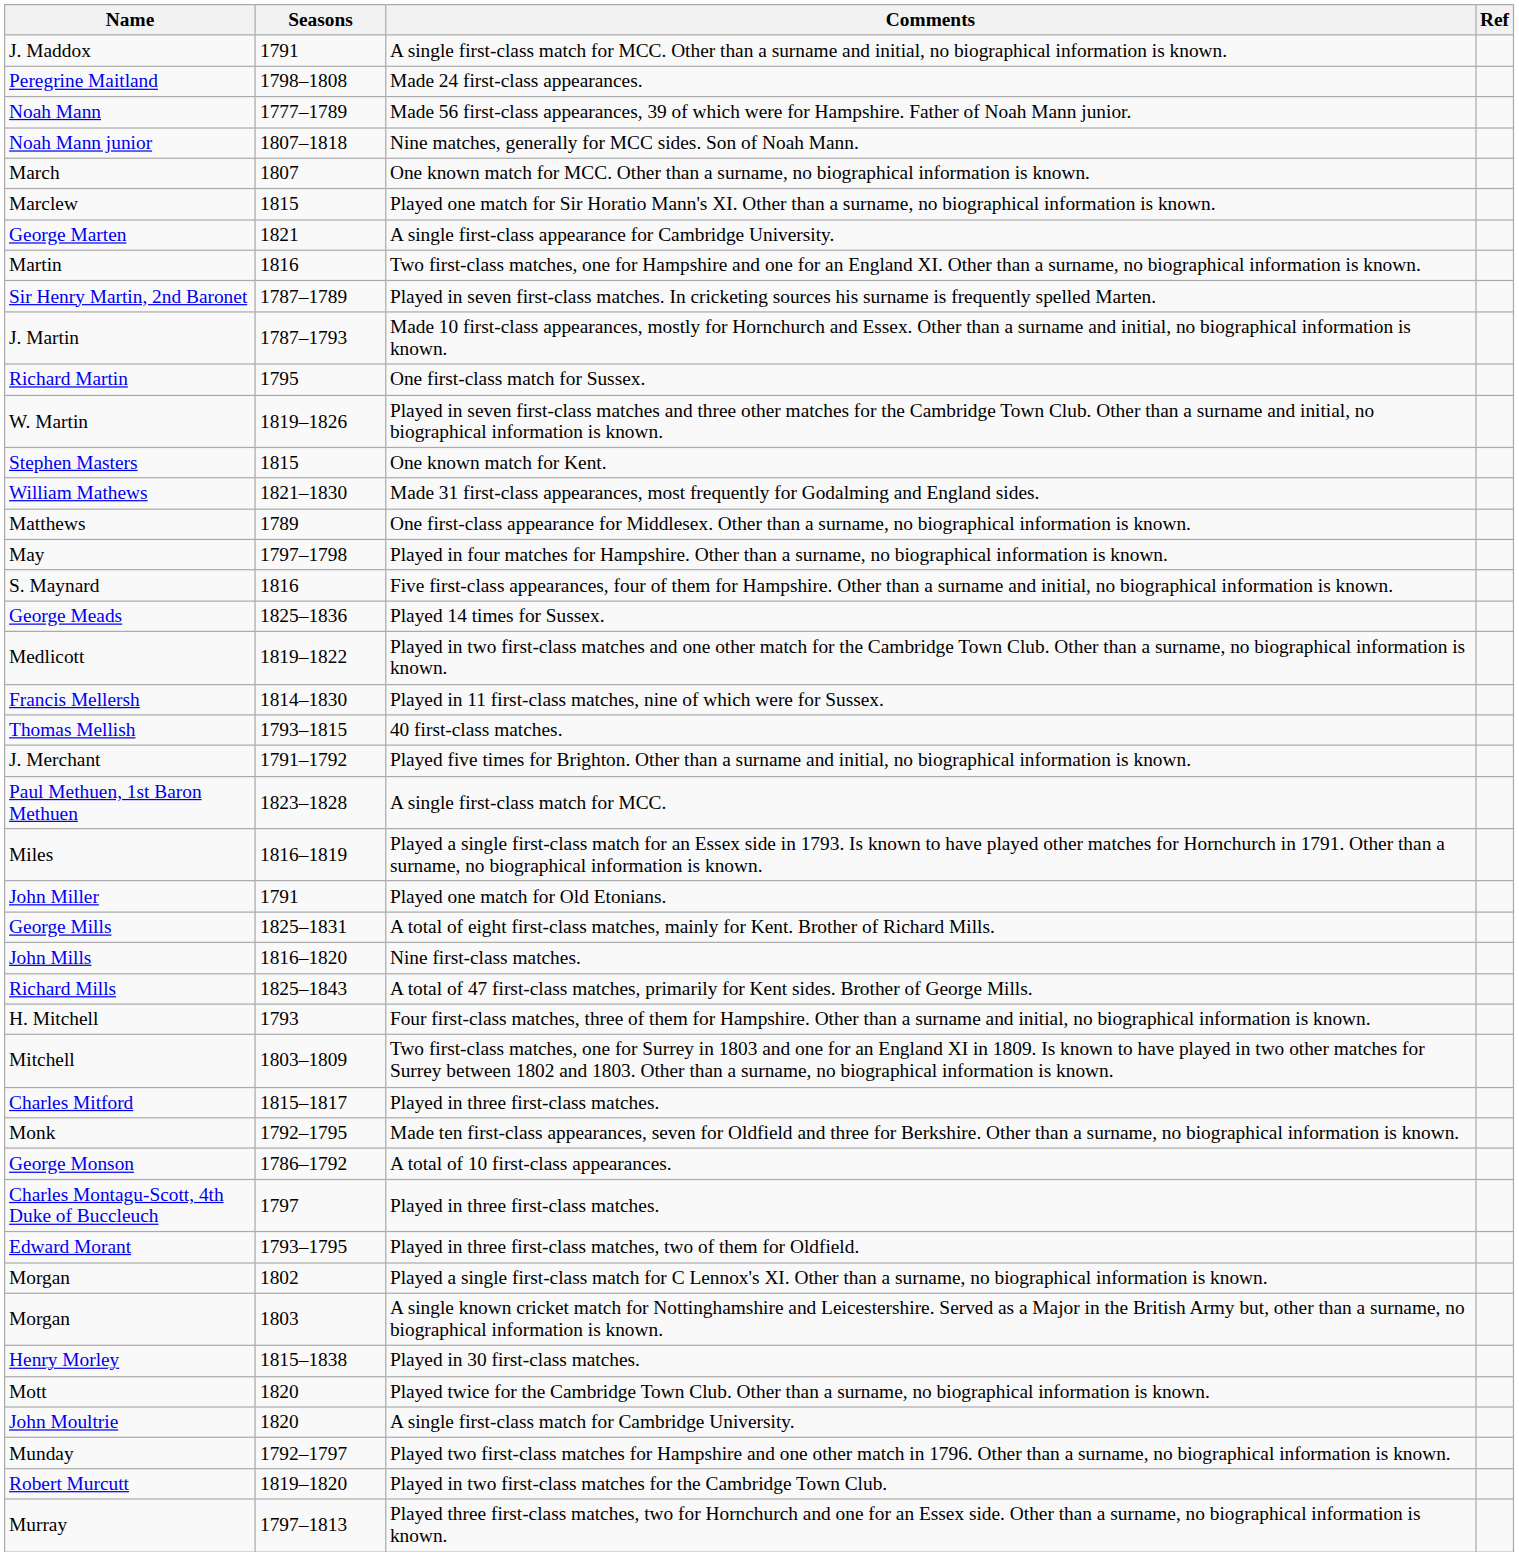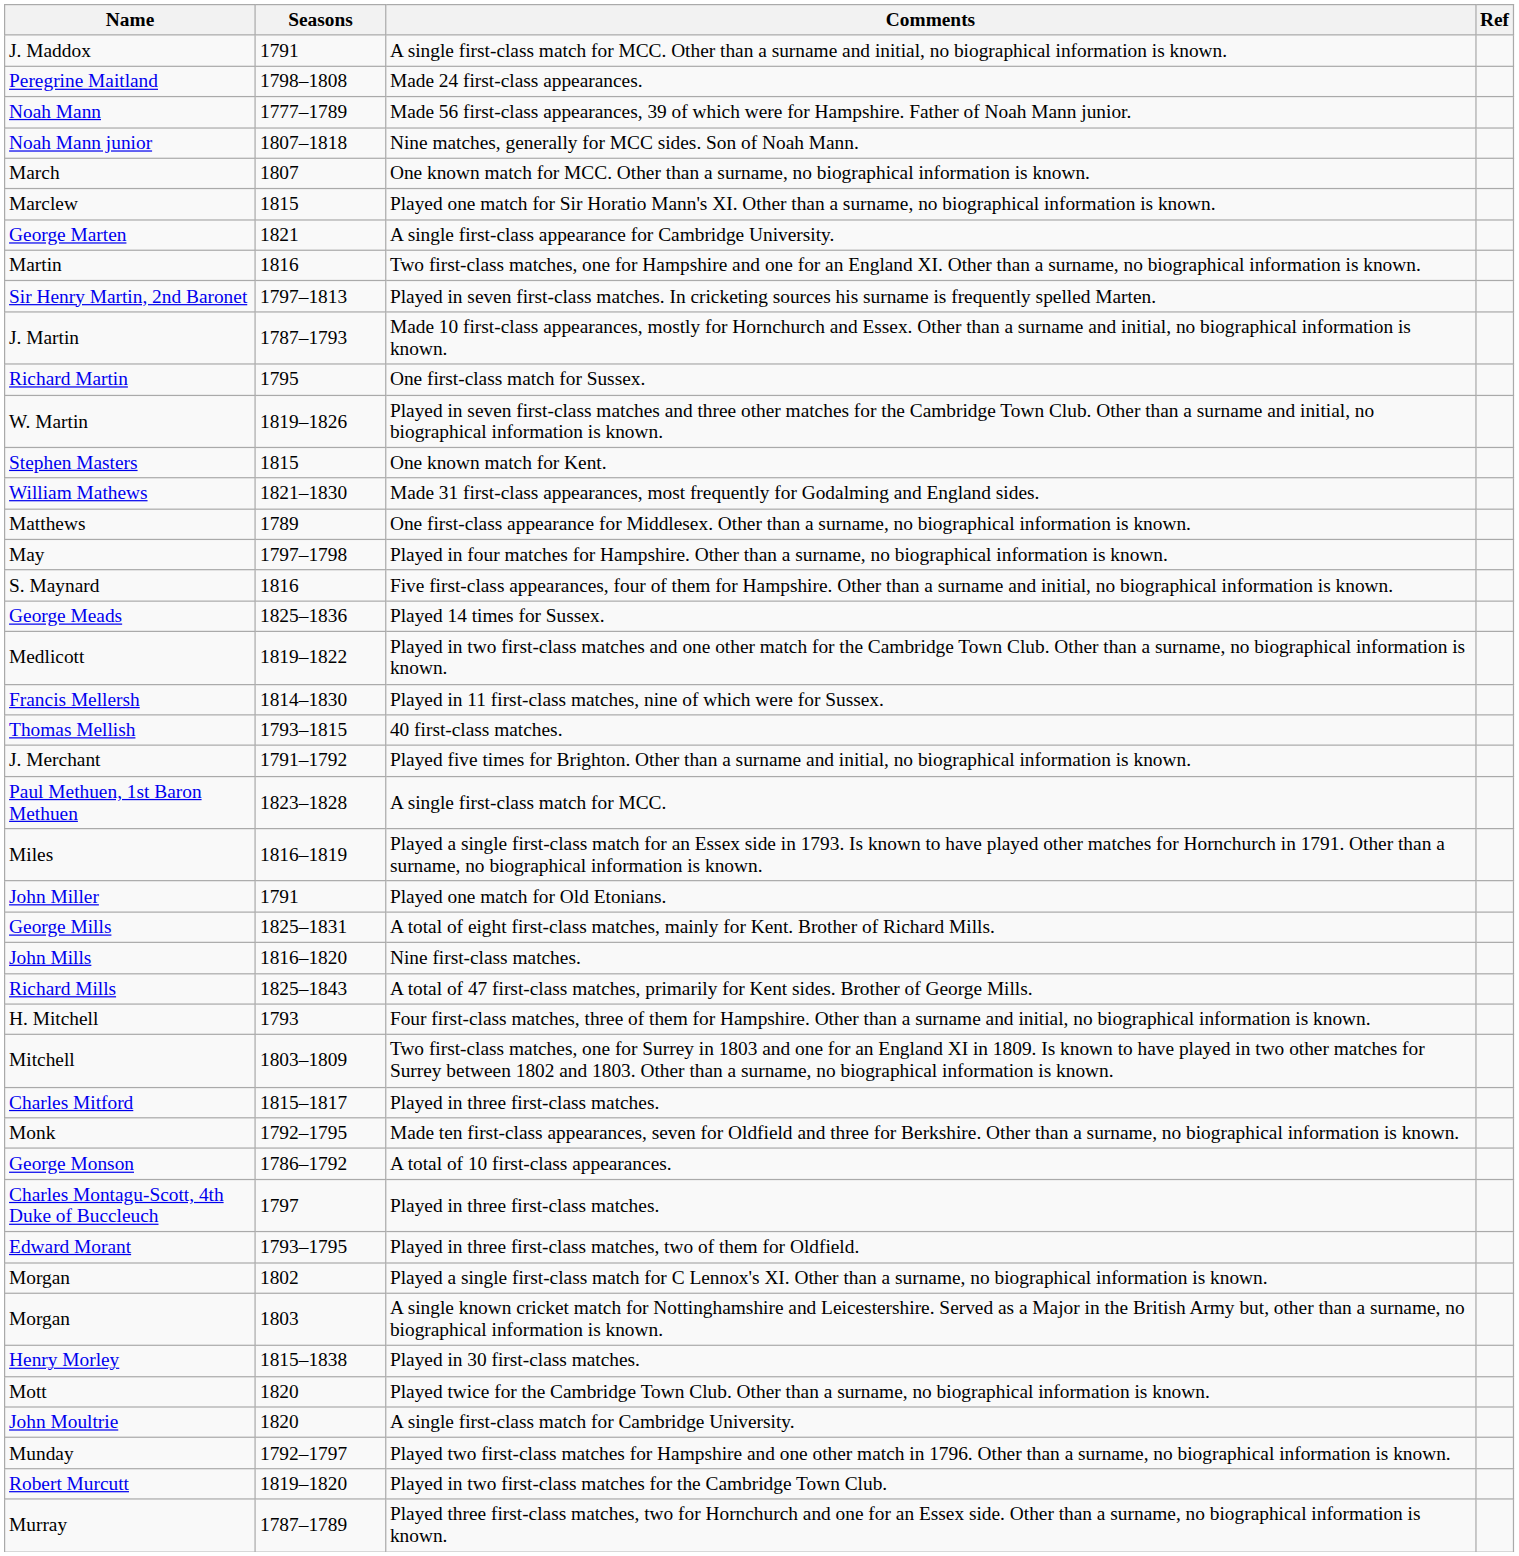(304, 296) 1787–1789 -> (304, 296) 1797–1813
(304, 1525) 1797–1813 -> (304, 1525) 1787–1789
